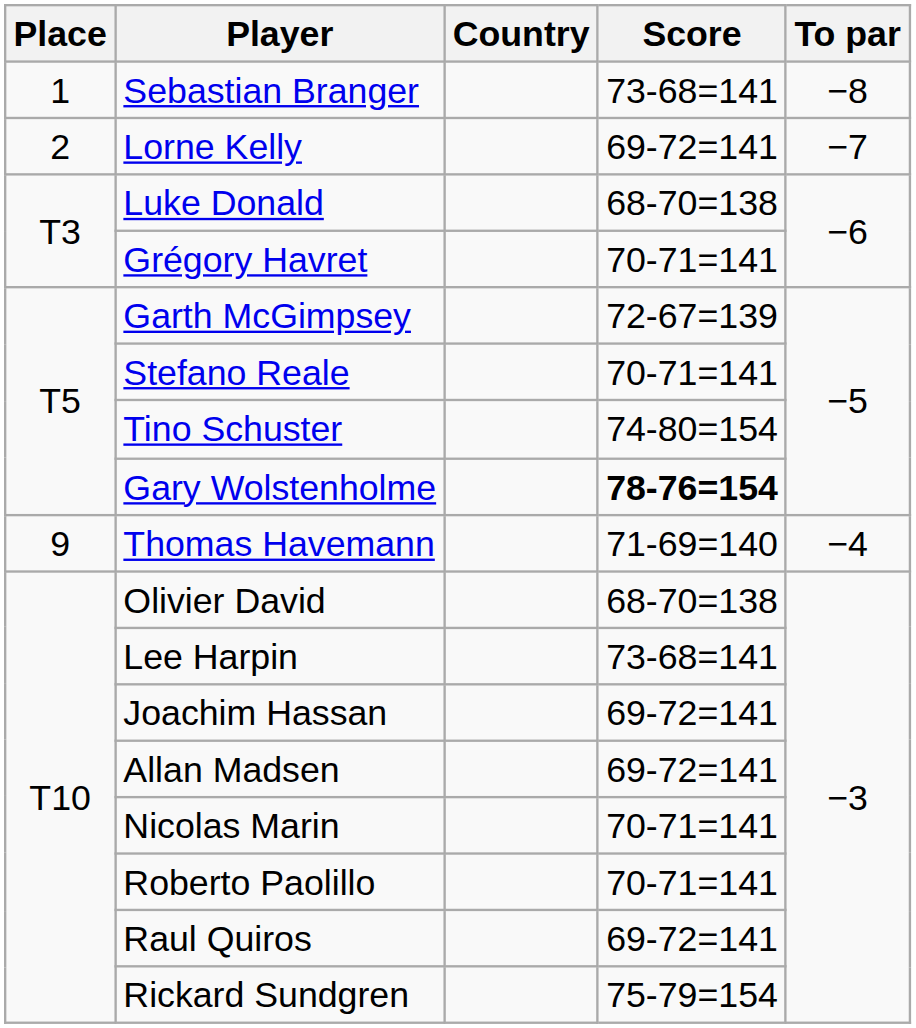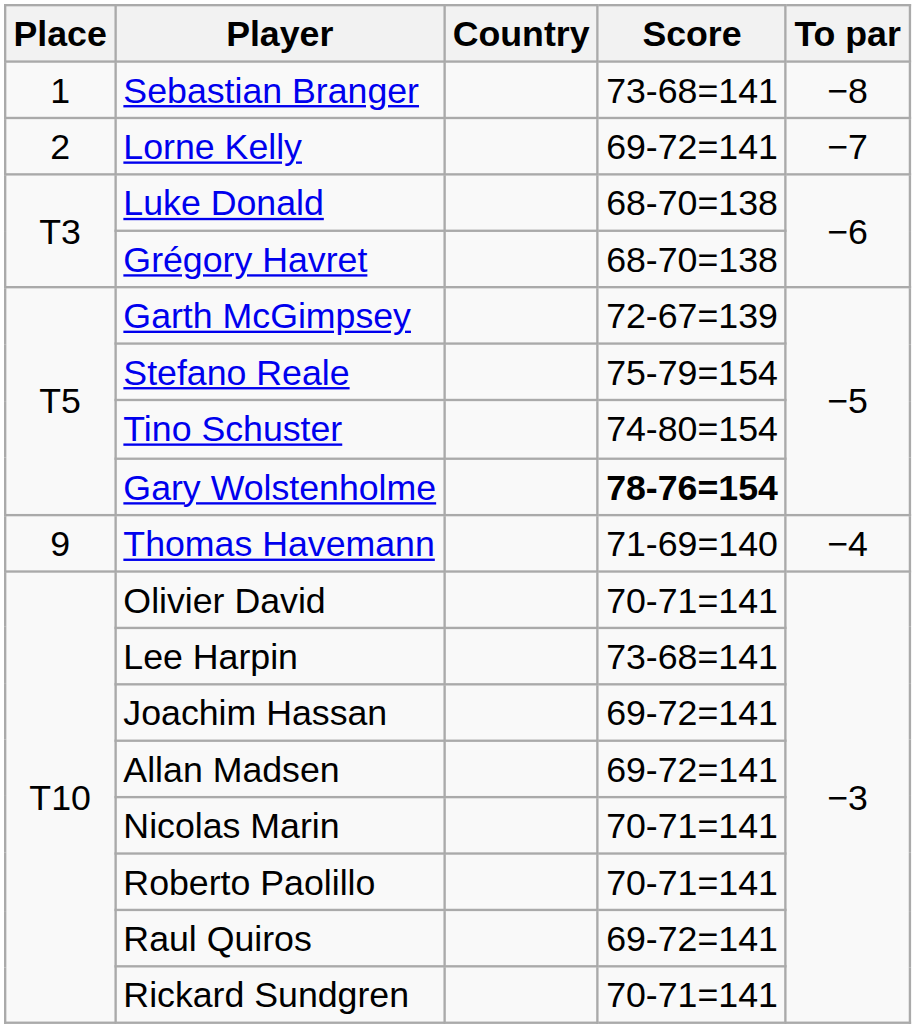(692, 260) 70-71=141 -> (692, 260) 68-70=138
(692, 373) 70-71=141 -> (692, 373) 75-79=154
(692, 599) 68-70=138 -> (692, 599) 70-71=141
(692, 995) 75-79=154 -> (692, 995) 70-71=141
